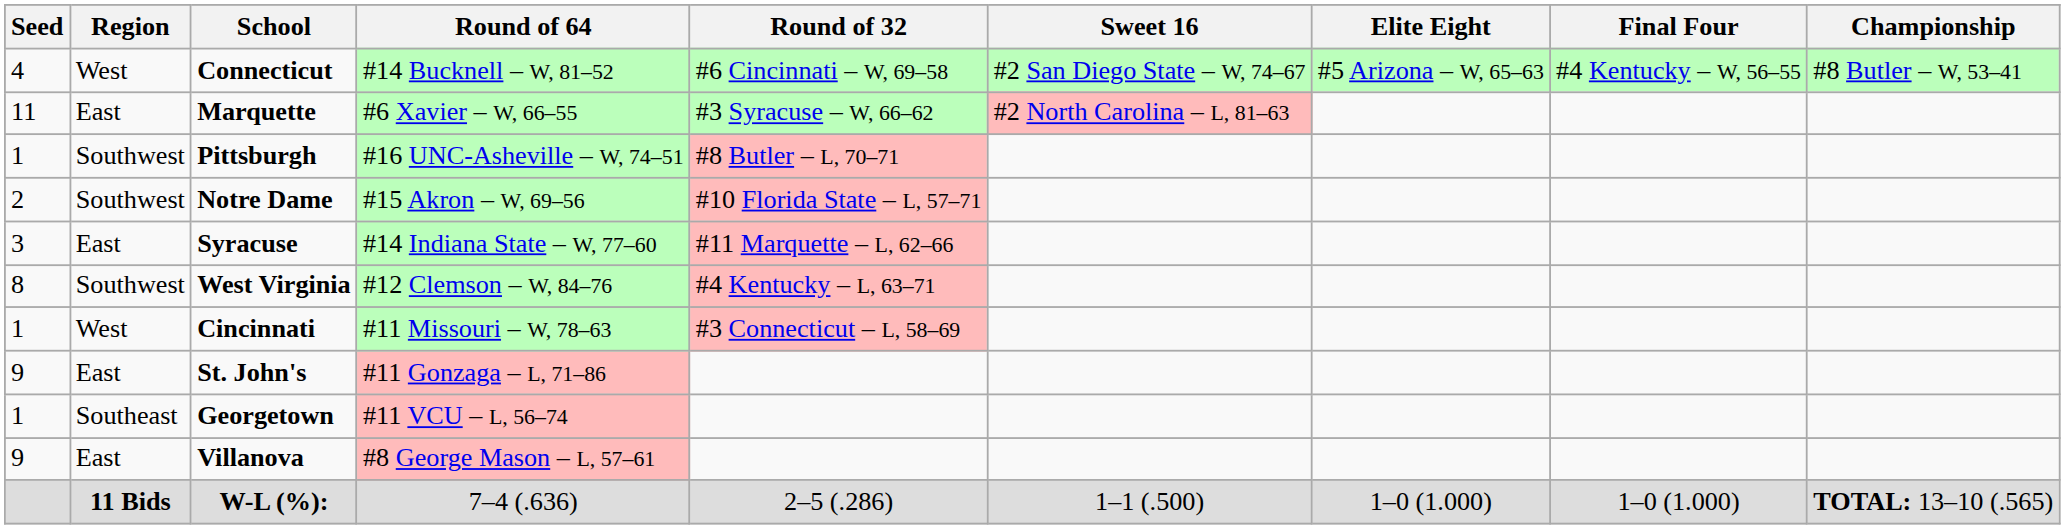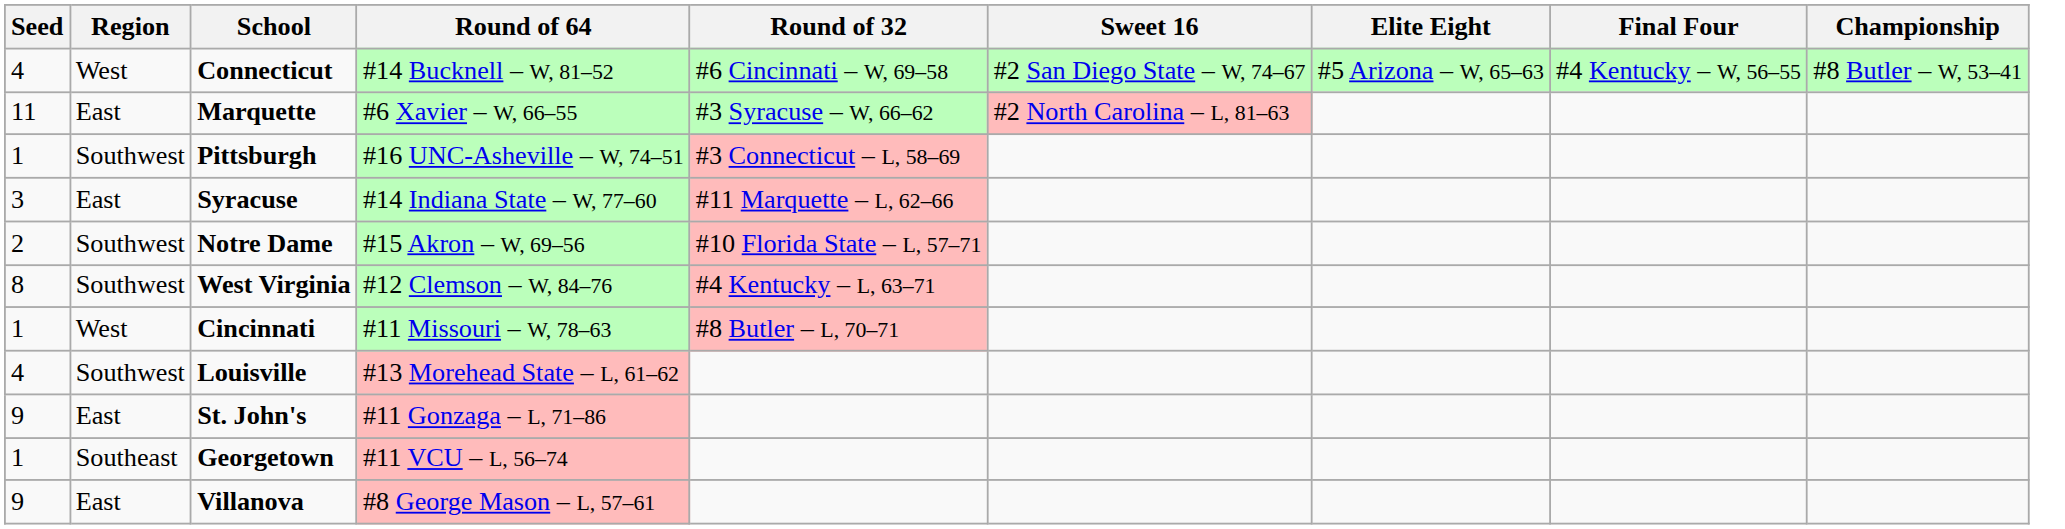(798, 156) #8 Butler – L, 70–71 -> (828, 156) #3 Connecticut – L, 58–69
rows swapped: (265, 199) <-> (247, 242)
(828, 329) #3 Connecticut – L, 58–69 -> (798, 329) #8 Butler – L, 70–71
+ row: (252, 372)
- row: (274, 501)
